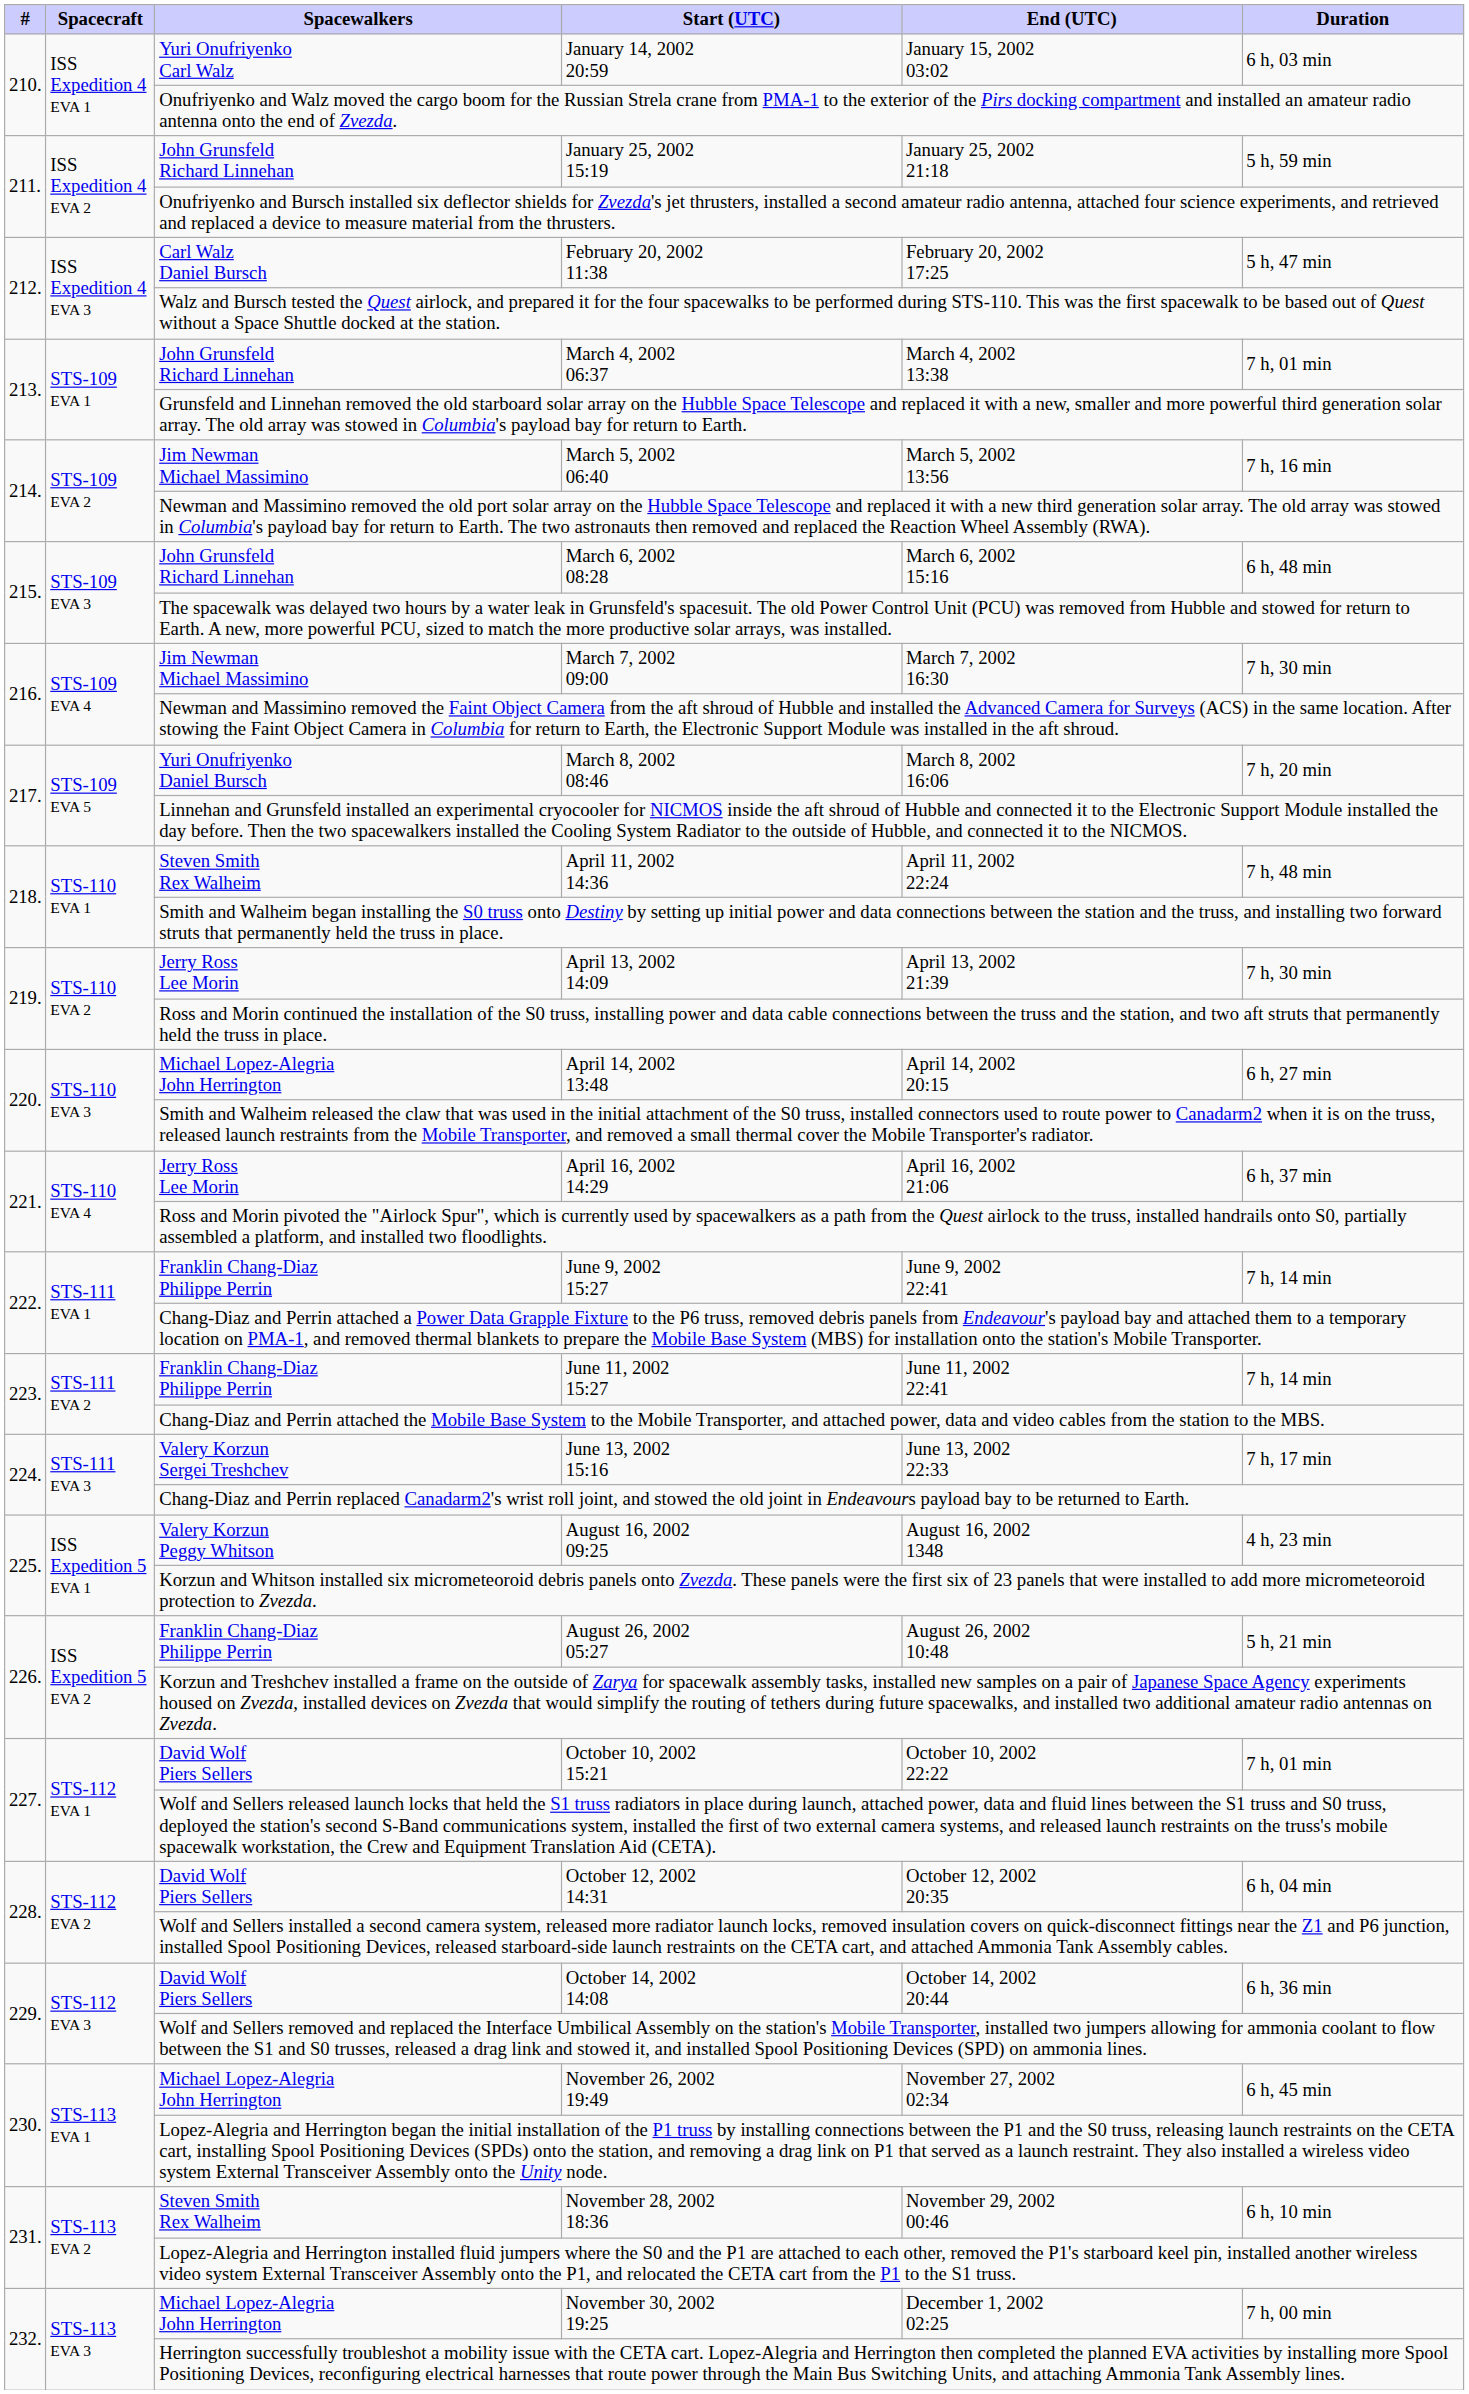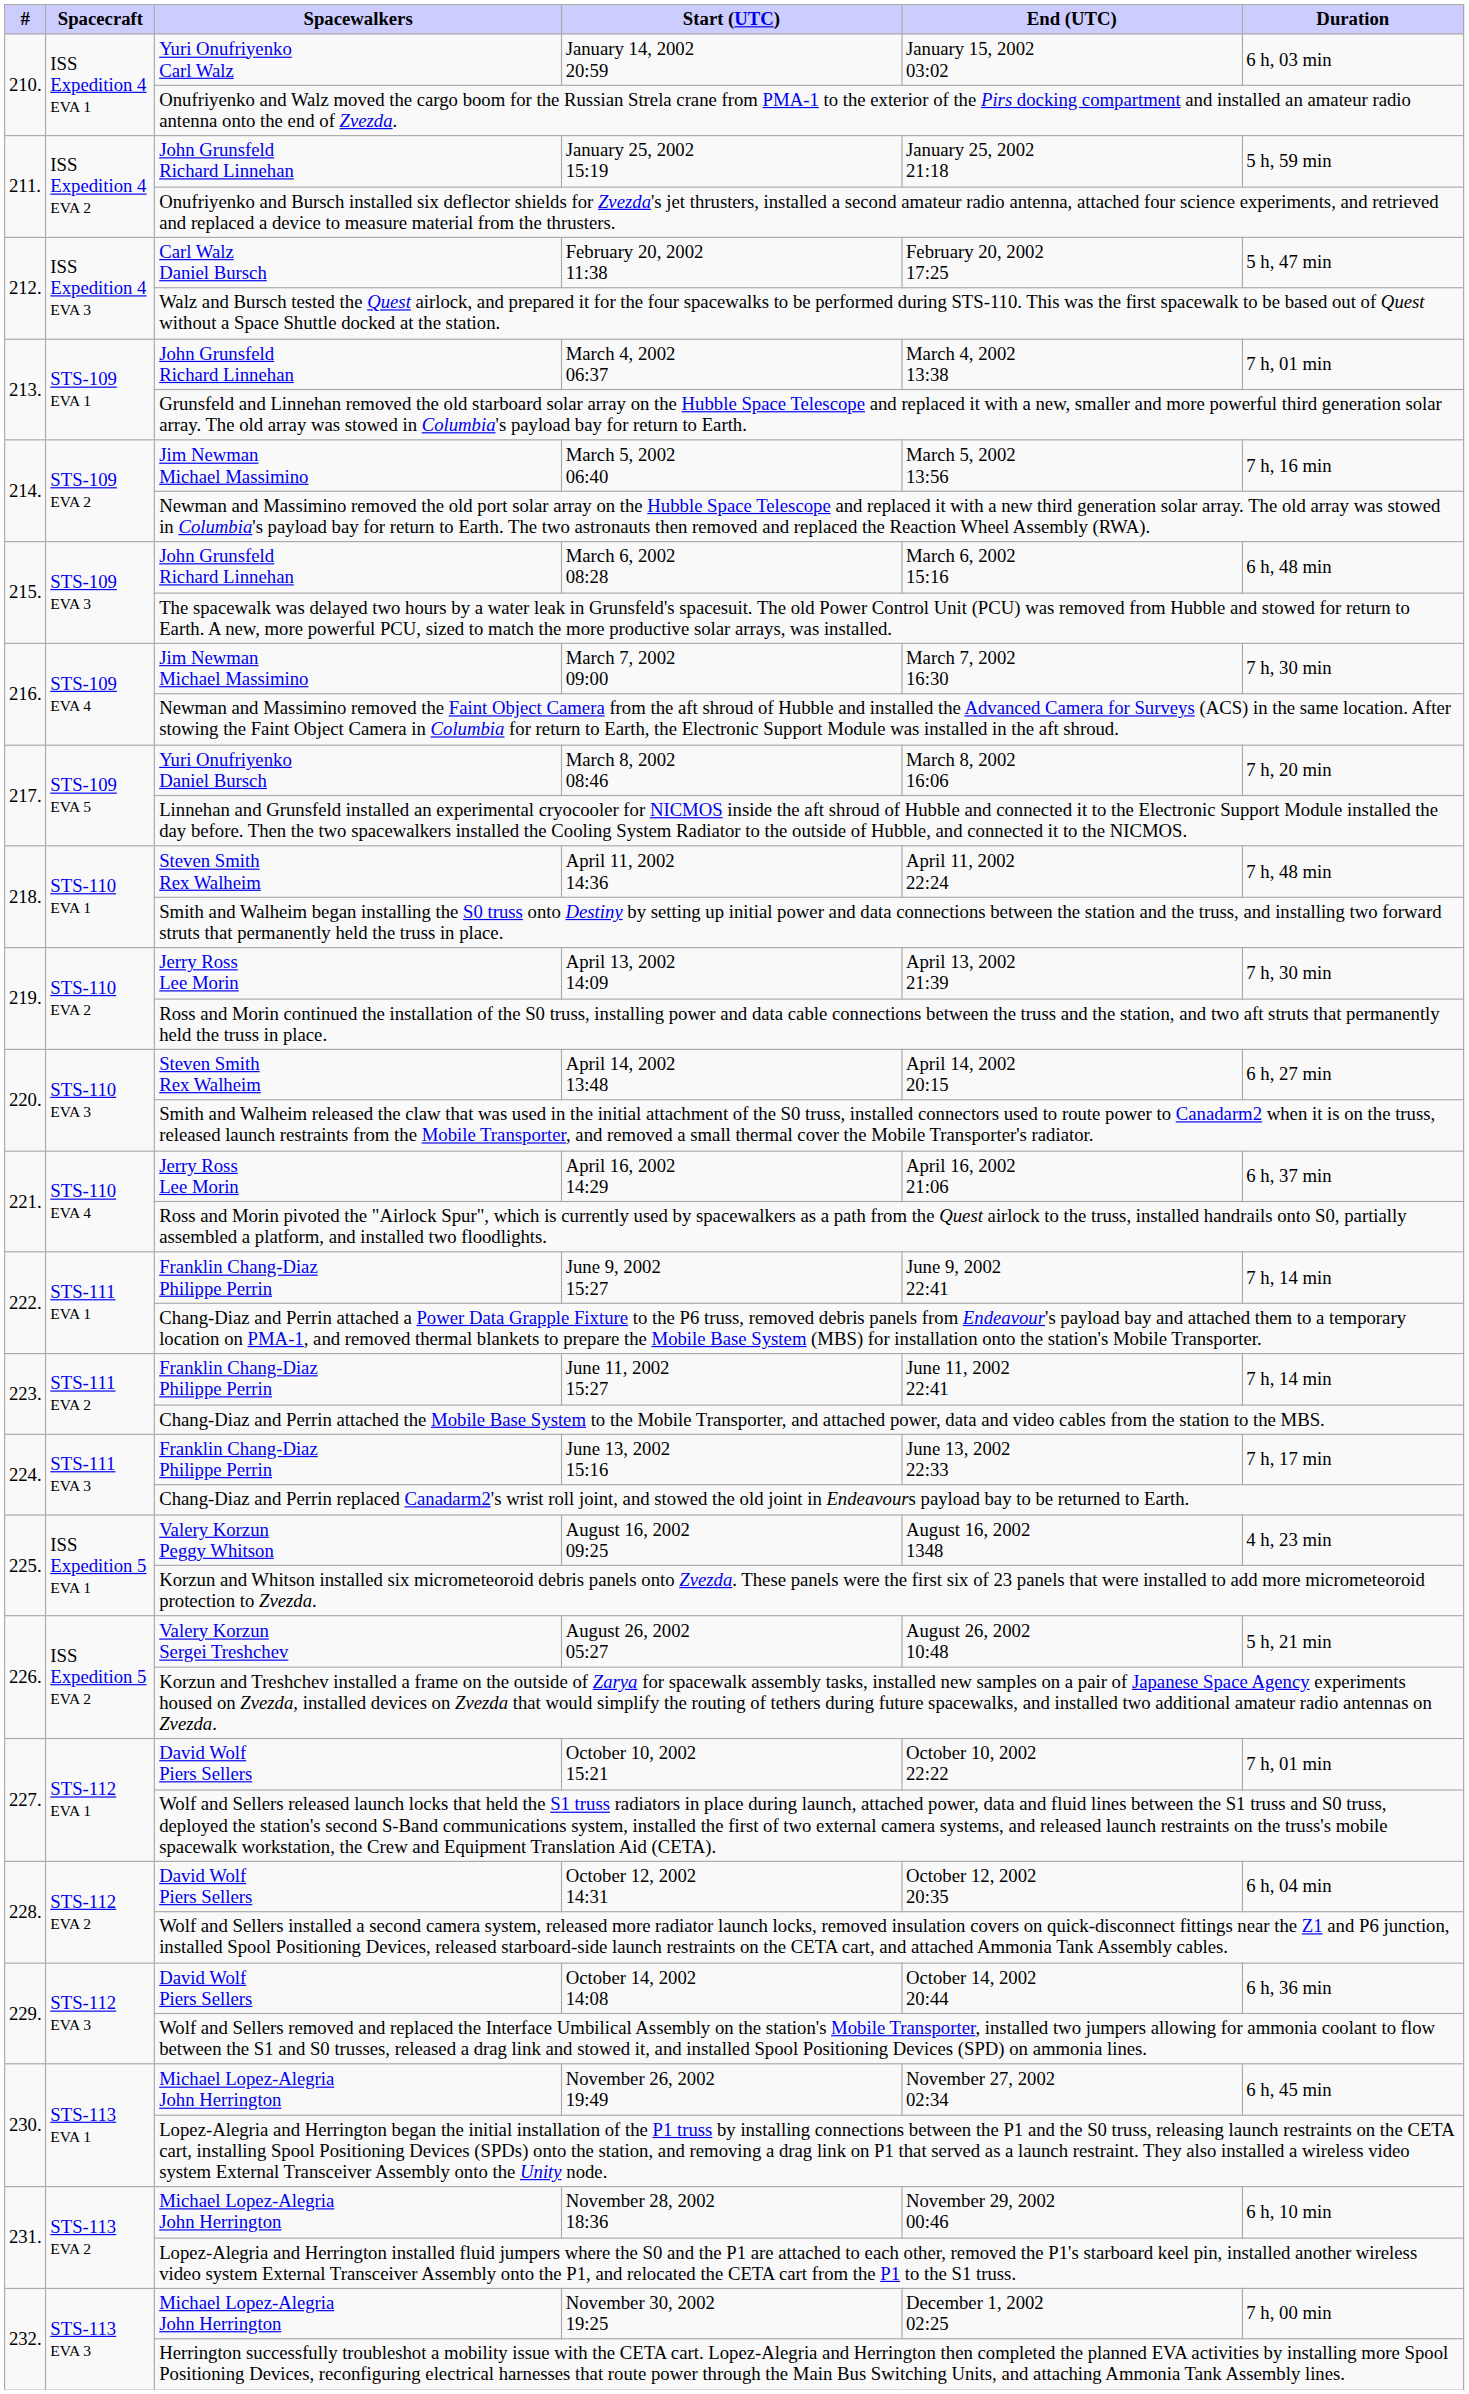(247, 1074) Michael Lopez-Alegria John Herrington -> (210, 1074) Steven Smith Rex Walheim
(224, 1459) Valery Korzun Sergei Treshchev -> (238, 1459) Franklin Chang-Diaz Philippe Perrin
(238, 1641) Franklin Chang-Diaz Philippe Perrin -> (224, 1641) Valery Korzun Sergei Treshchev
(210, 2212) Steven Smith Rex Walheim -> (247, 2212) Michael Lopez-Alegria John Herrington
